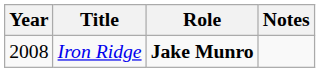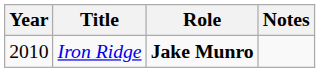(29, 51) 2008 -> (29, 51) 2010
